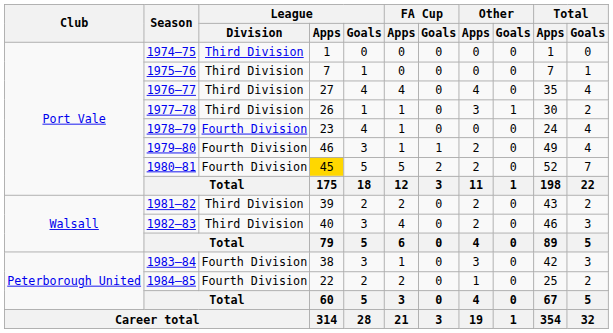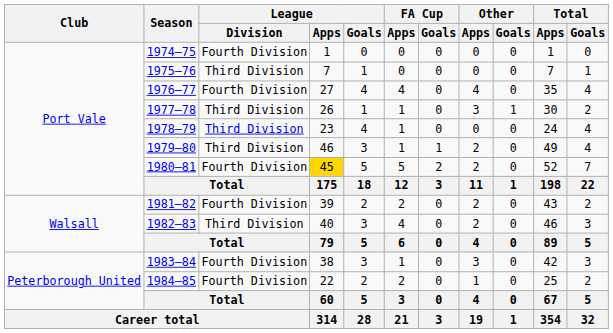(254, 52) Third Division -> (254, 52) Fourth Division
(254, 90) Third Division -> (254, 90) Fourth Division
(254, 128) Fourth Division -> (254, 128) Third Division
(254, 147) Fourth Division -> (254, 147) Third Division
(254, 205) Third Division -> (254, 205) Fourth Division
